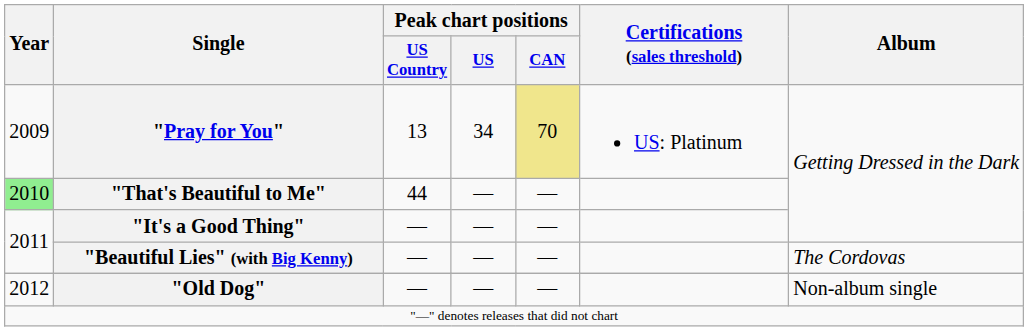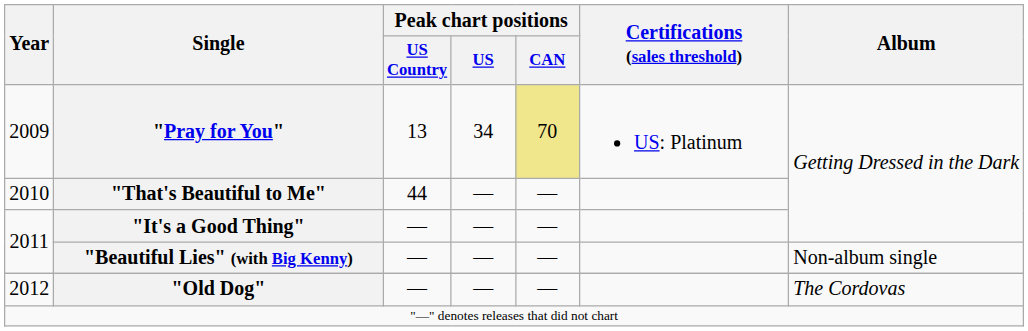(29, 194) lightgreen background -> (29, 194) no background
(849, 257) The Cordovas -> (865, 257) Non-album single
(865, 289) Non-album single -> (849, 289) The Cordovas
